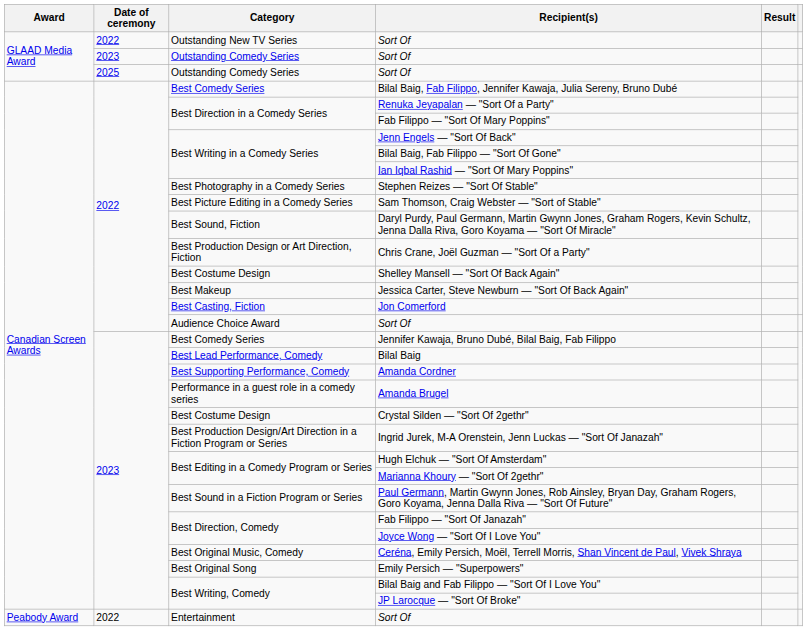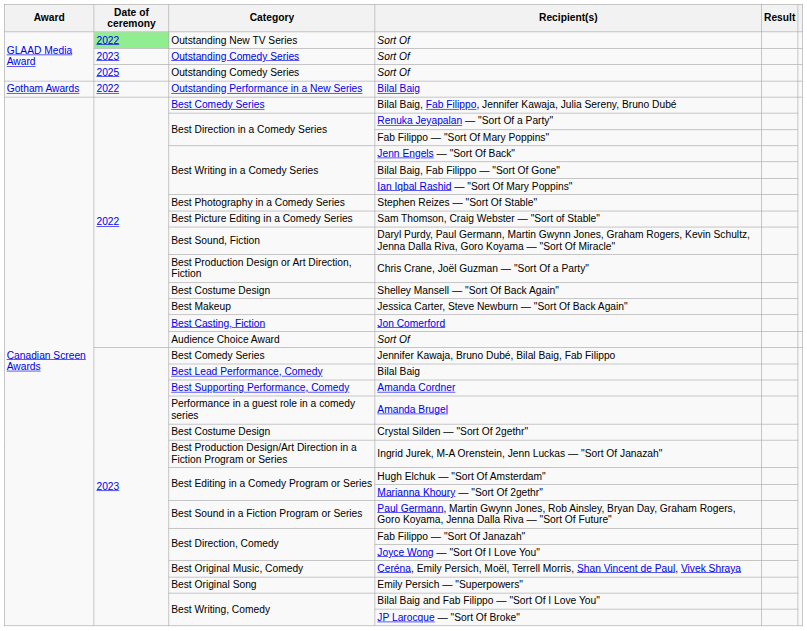(108, 40) no background -> (108, 40) lightgreen background
+ row: (267, 89)
- row: (203, 617)
